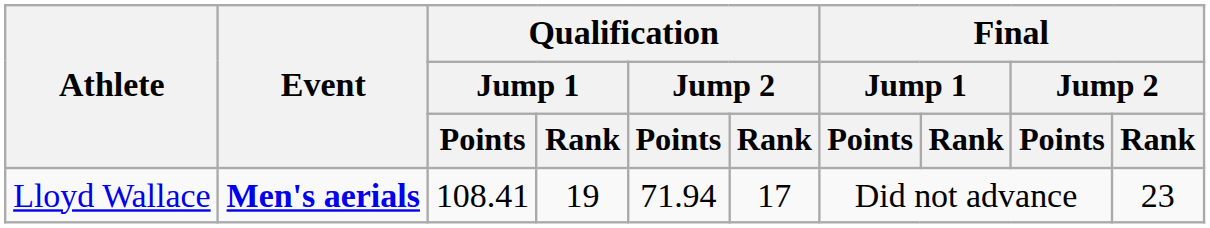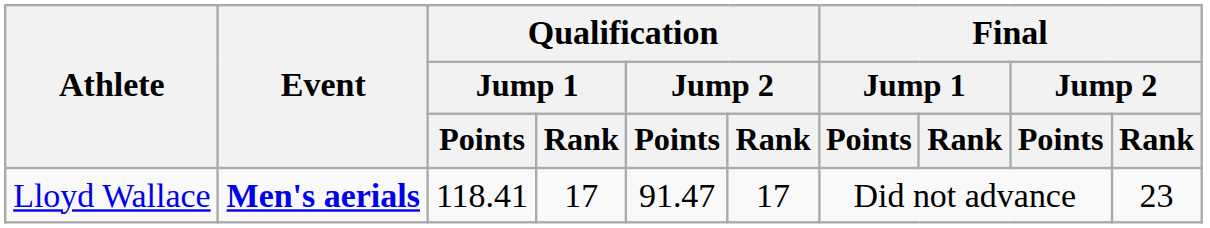(483, 195) 108.41 -> (482, 195) 118.41
(583, 195) 19 -> (581, 195) 17
(678, 195) 71.94 -> (677, 195) 91.47
